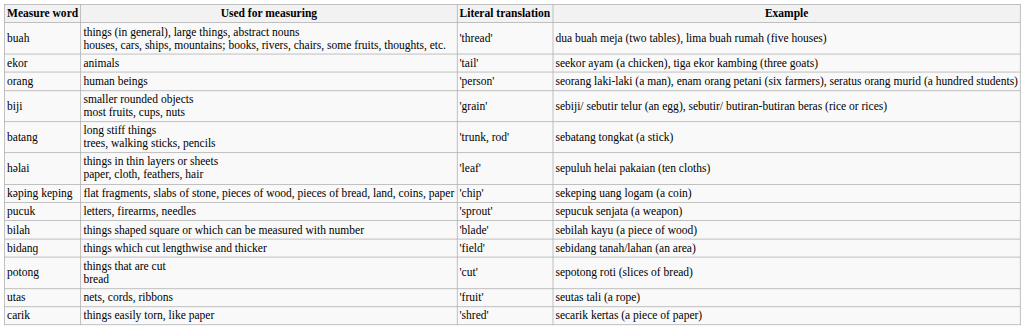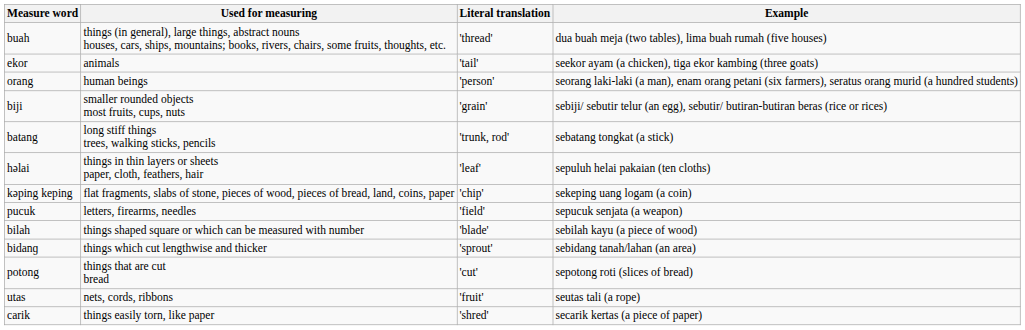(476, 211) 'sprout' -> (472, 211) 'field'
(472, 248) 'field' -> (476, 248) 'sprout'
